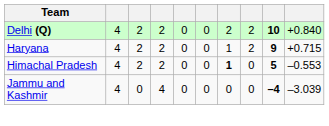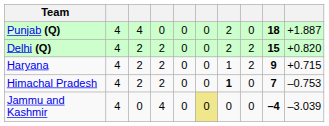+ row: (34, 30)
(274, 30) 10 -> (274, 48) 15
(304, 30) +0.840 -> (304, 48) +0.820
(274, 65) 5 -> (274, 83) 7
(304, 65) –0.553 -> (304, 83) –0.753
(207, 89) no background -> (207, 107) khaki background
